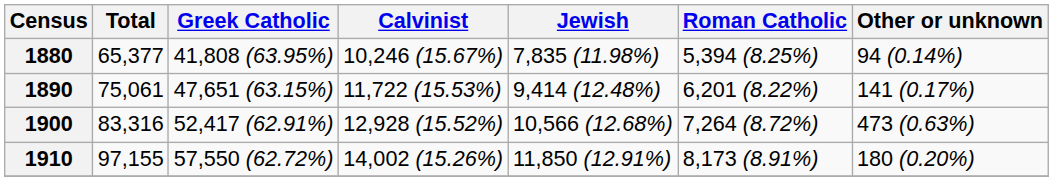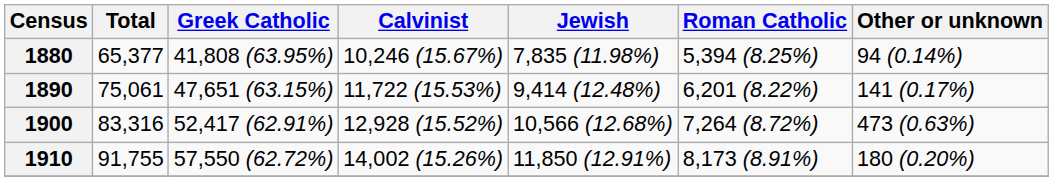(131, 158) 97,155 -> (131, 158) 91,755
